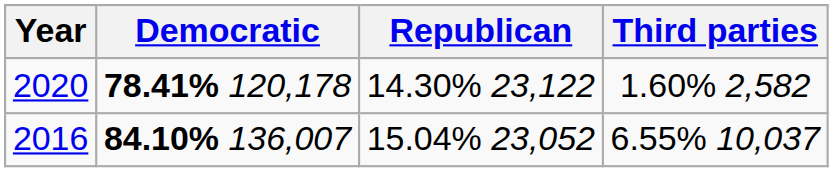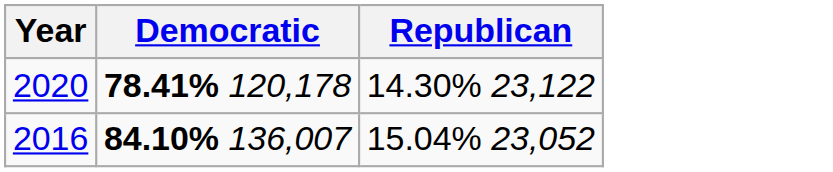- column: (715, 31)
